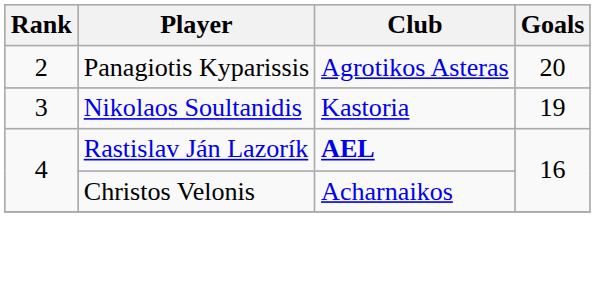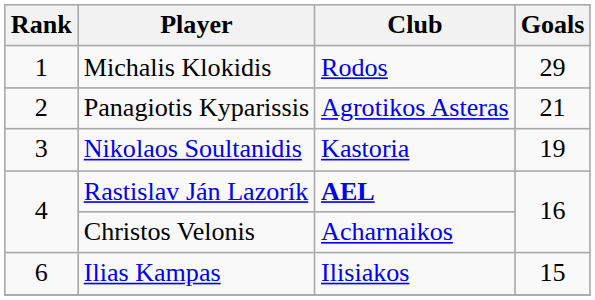+ row: (178, 66)
(553, 66) 20 -> (553, 107) 21
+ row: (152, 273)
